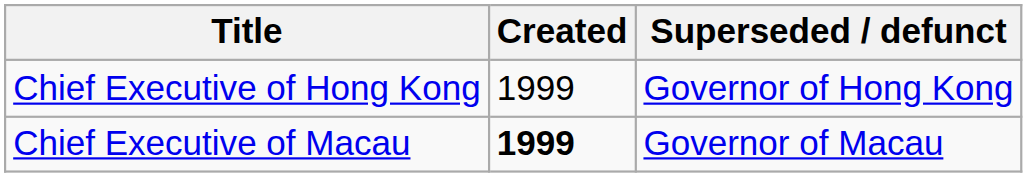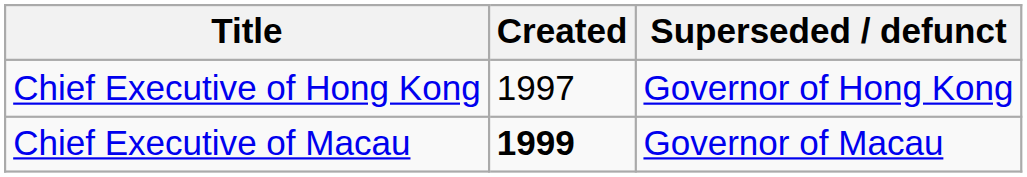(536, 87) 1999 -> (536, 87) 1997
